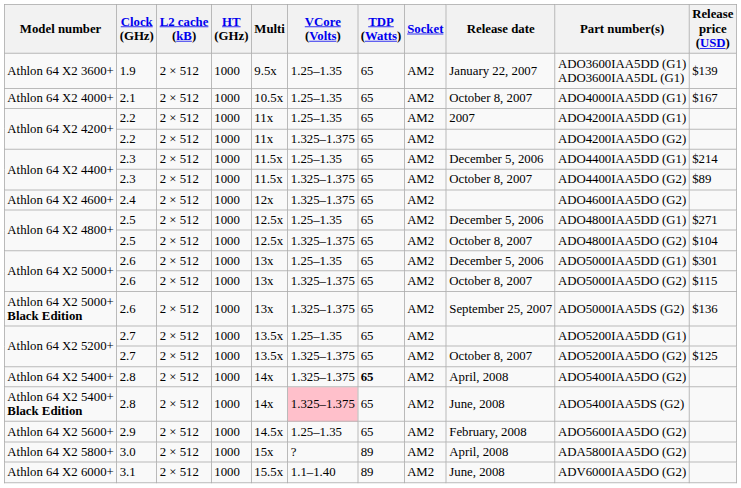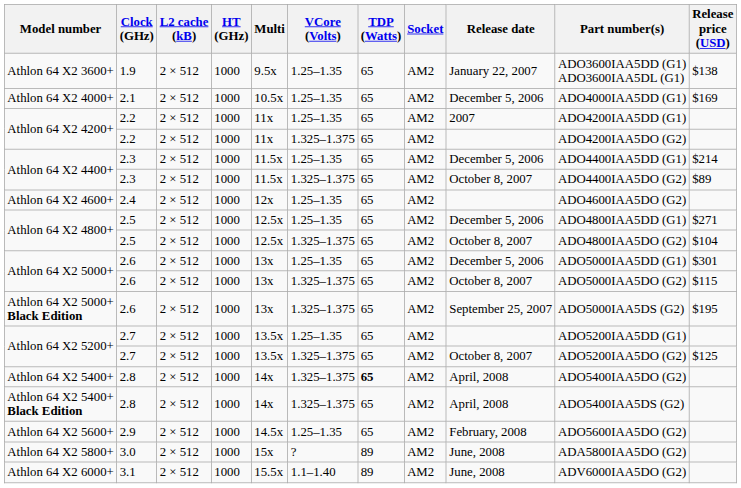(705, 70) $139 -> (705, 70) $138
(491, 98) October 8, 2007 -> (496, 98) December 5, 2006
(705, 98) $167 -> (705, 98) $169
(323, 199) 1.325–1.375 -> (316, 199) 1.25–1.35
(705, 308) $136 -> (705, 308) $195
(323, 404) pink background -> (323, 404) no background
(477, 404) June, 2008 -> (479, 404) April, 2008
(479, 452) April, 2008 -> (477, 452) June, 2008
